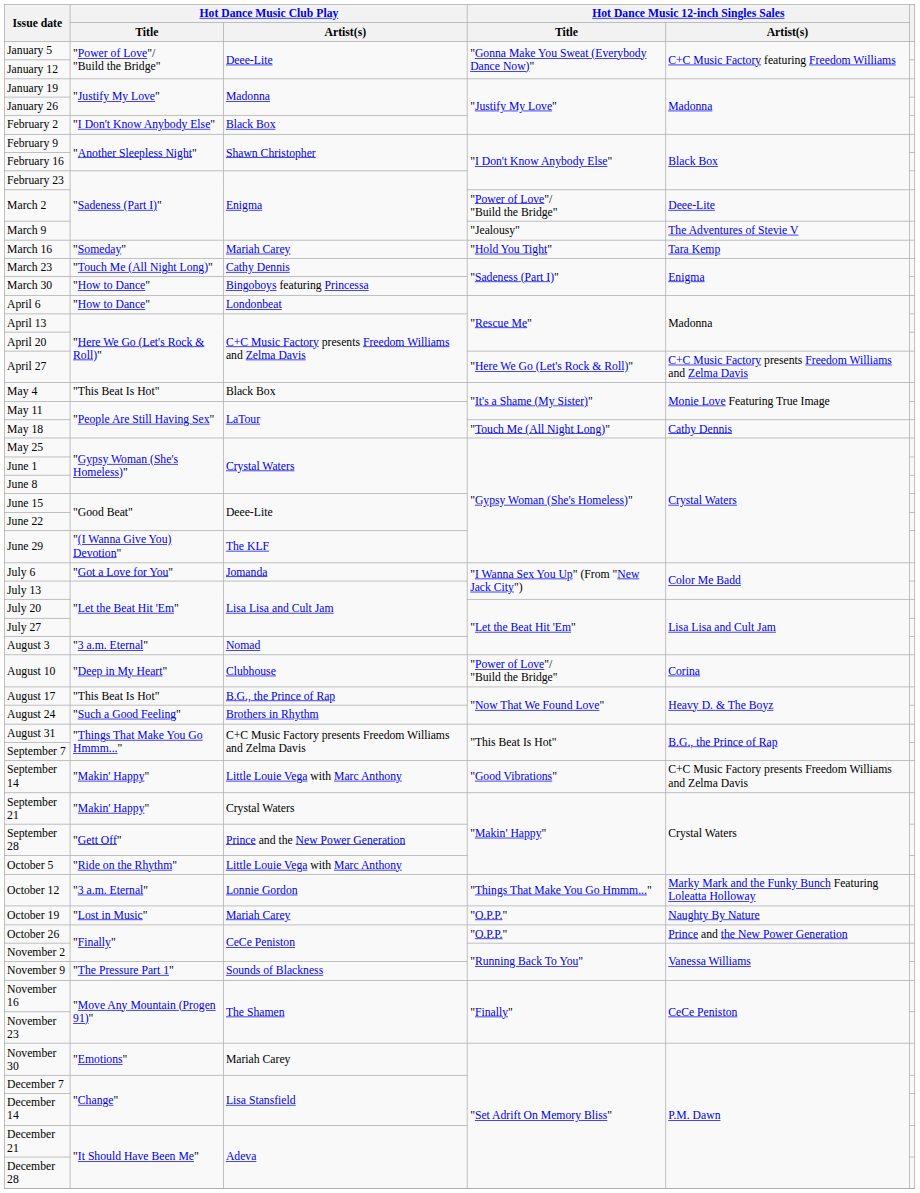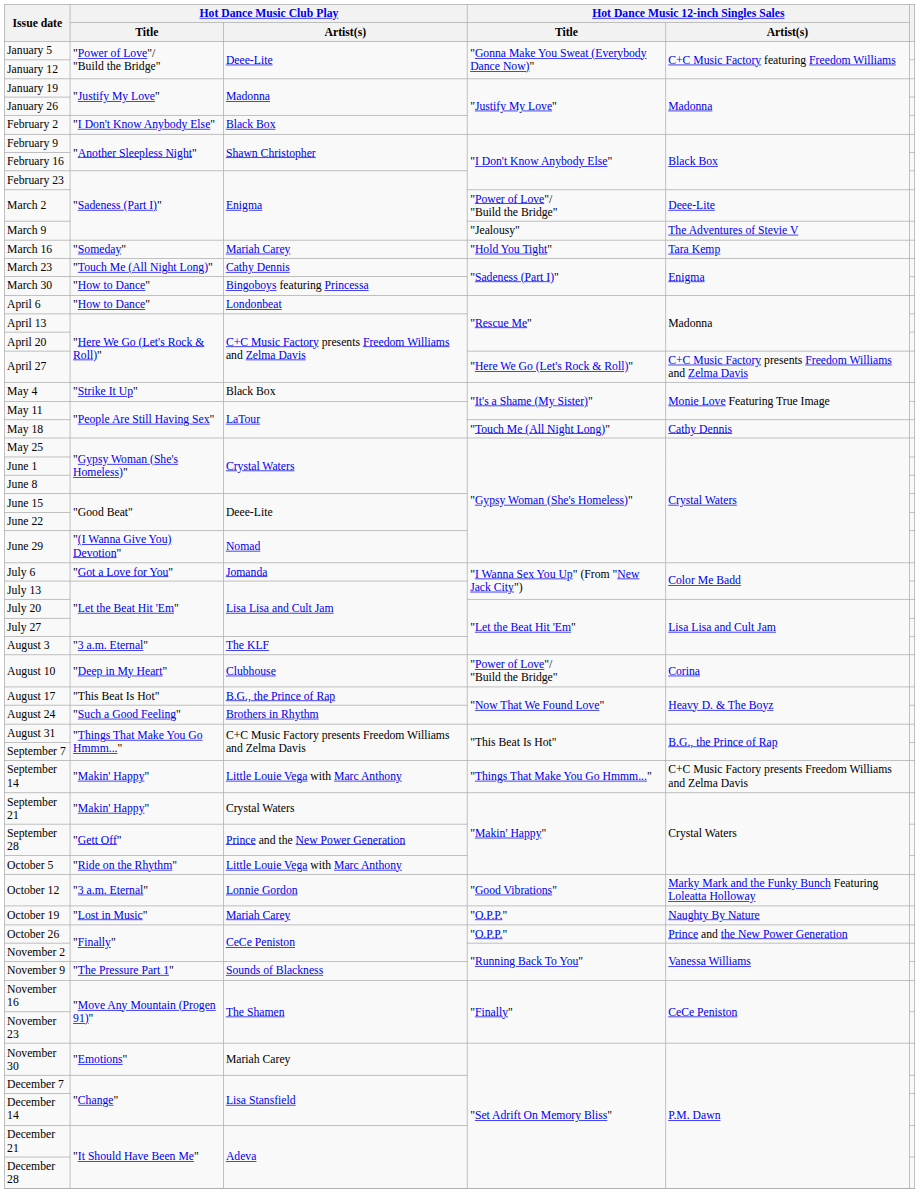(116, 391) "This Beat Is Hot" -> (105, 391) "Strike It Up"
(247, 546) The KLF -> (243, 546) Nomad
(243, 645) Nomad -> (247, 645) The KLF
(514, 776) "Good Vibrations" -> (561, 776) "Things That Make You Go Hmmm..."
(561, 890) "Things That Make You Go Hmmm..." -> (514, 890) "Good Vibrations"
